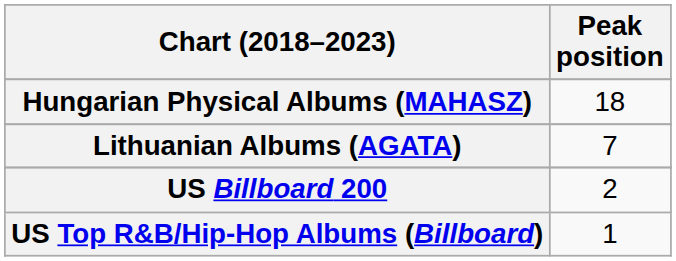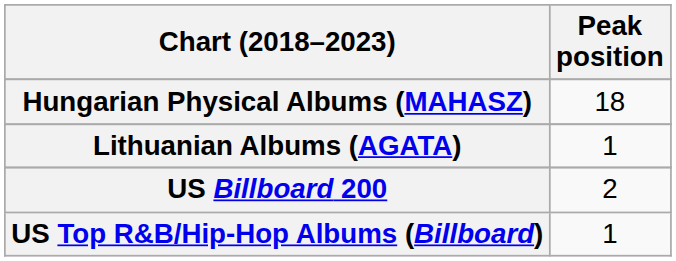(610, 145) 7 -> (610, 145) 1
